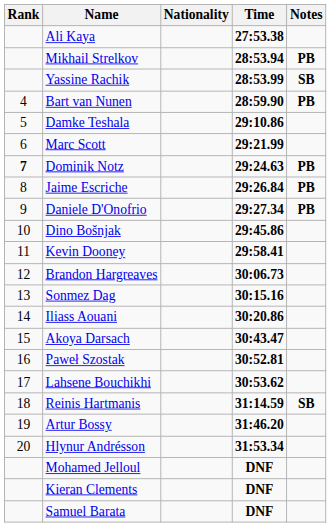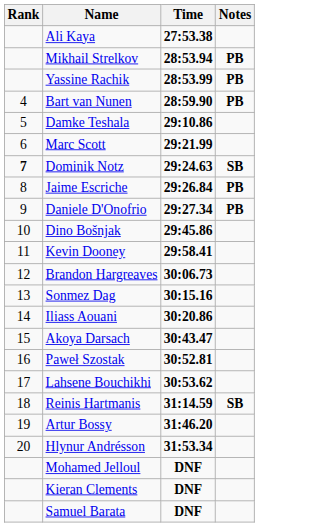- column: (196, 15)
(306, 79) SB -> (235, 79) PB
(306, 166) PB -> (235, 166) SB
